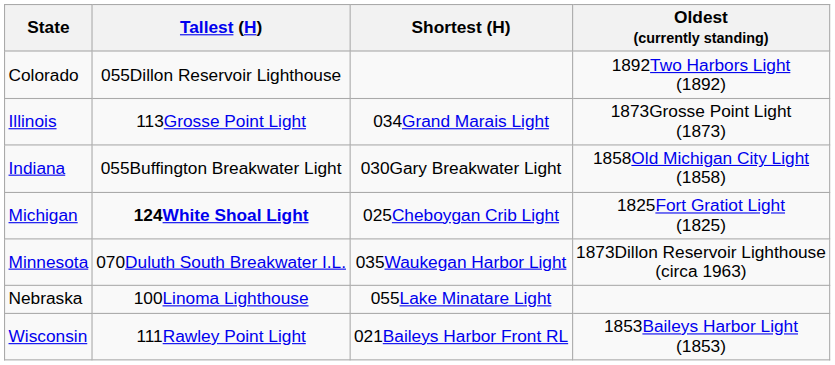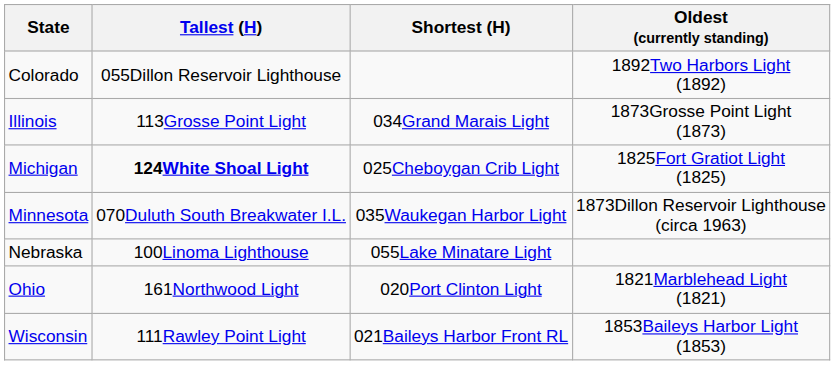- row: (37, 168)
+ row: (27, 289)
